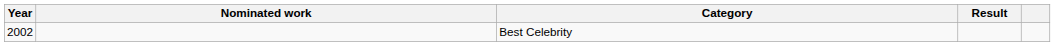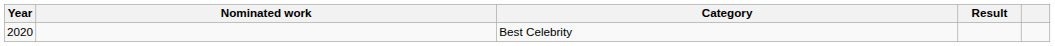(20, 32) 2002 -> (20, 32) 2020
